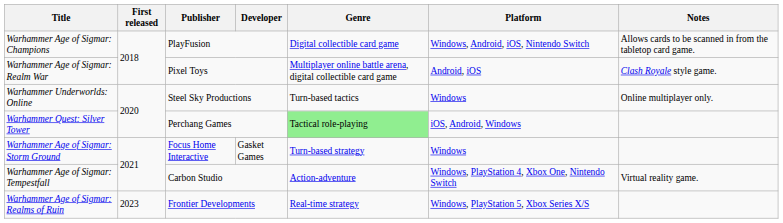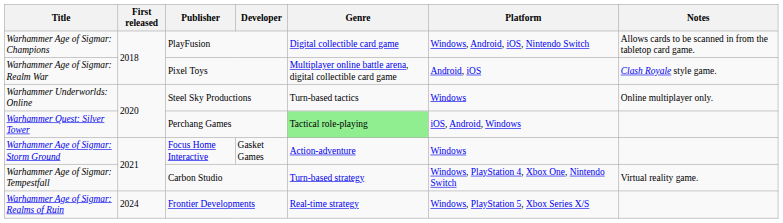(327, 151) Turn-based strategy -> (323, 151) Action-adventure
(323, 178) Action-adventure -> (327, 178) Turn-based strategy
(129, 204) 2023 -> (129, 204) 2024
